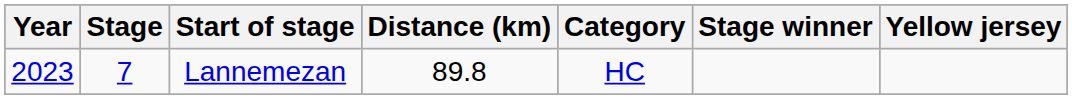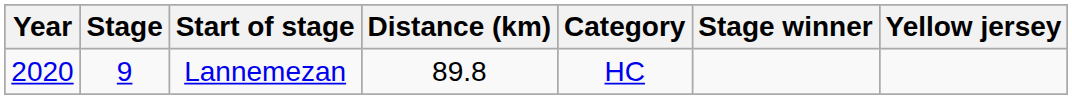(42, 71) 2023 -> (42, 71) 2020
(125, 71) 7 -> (125, 71) 9
